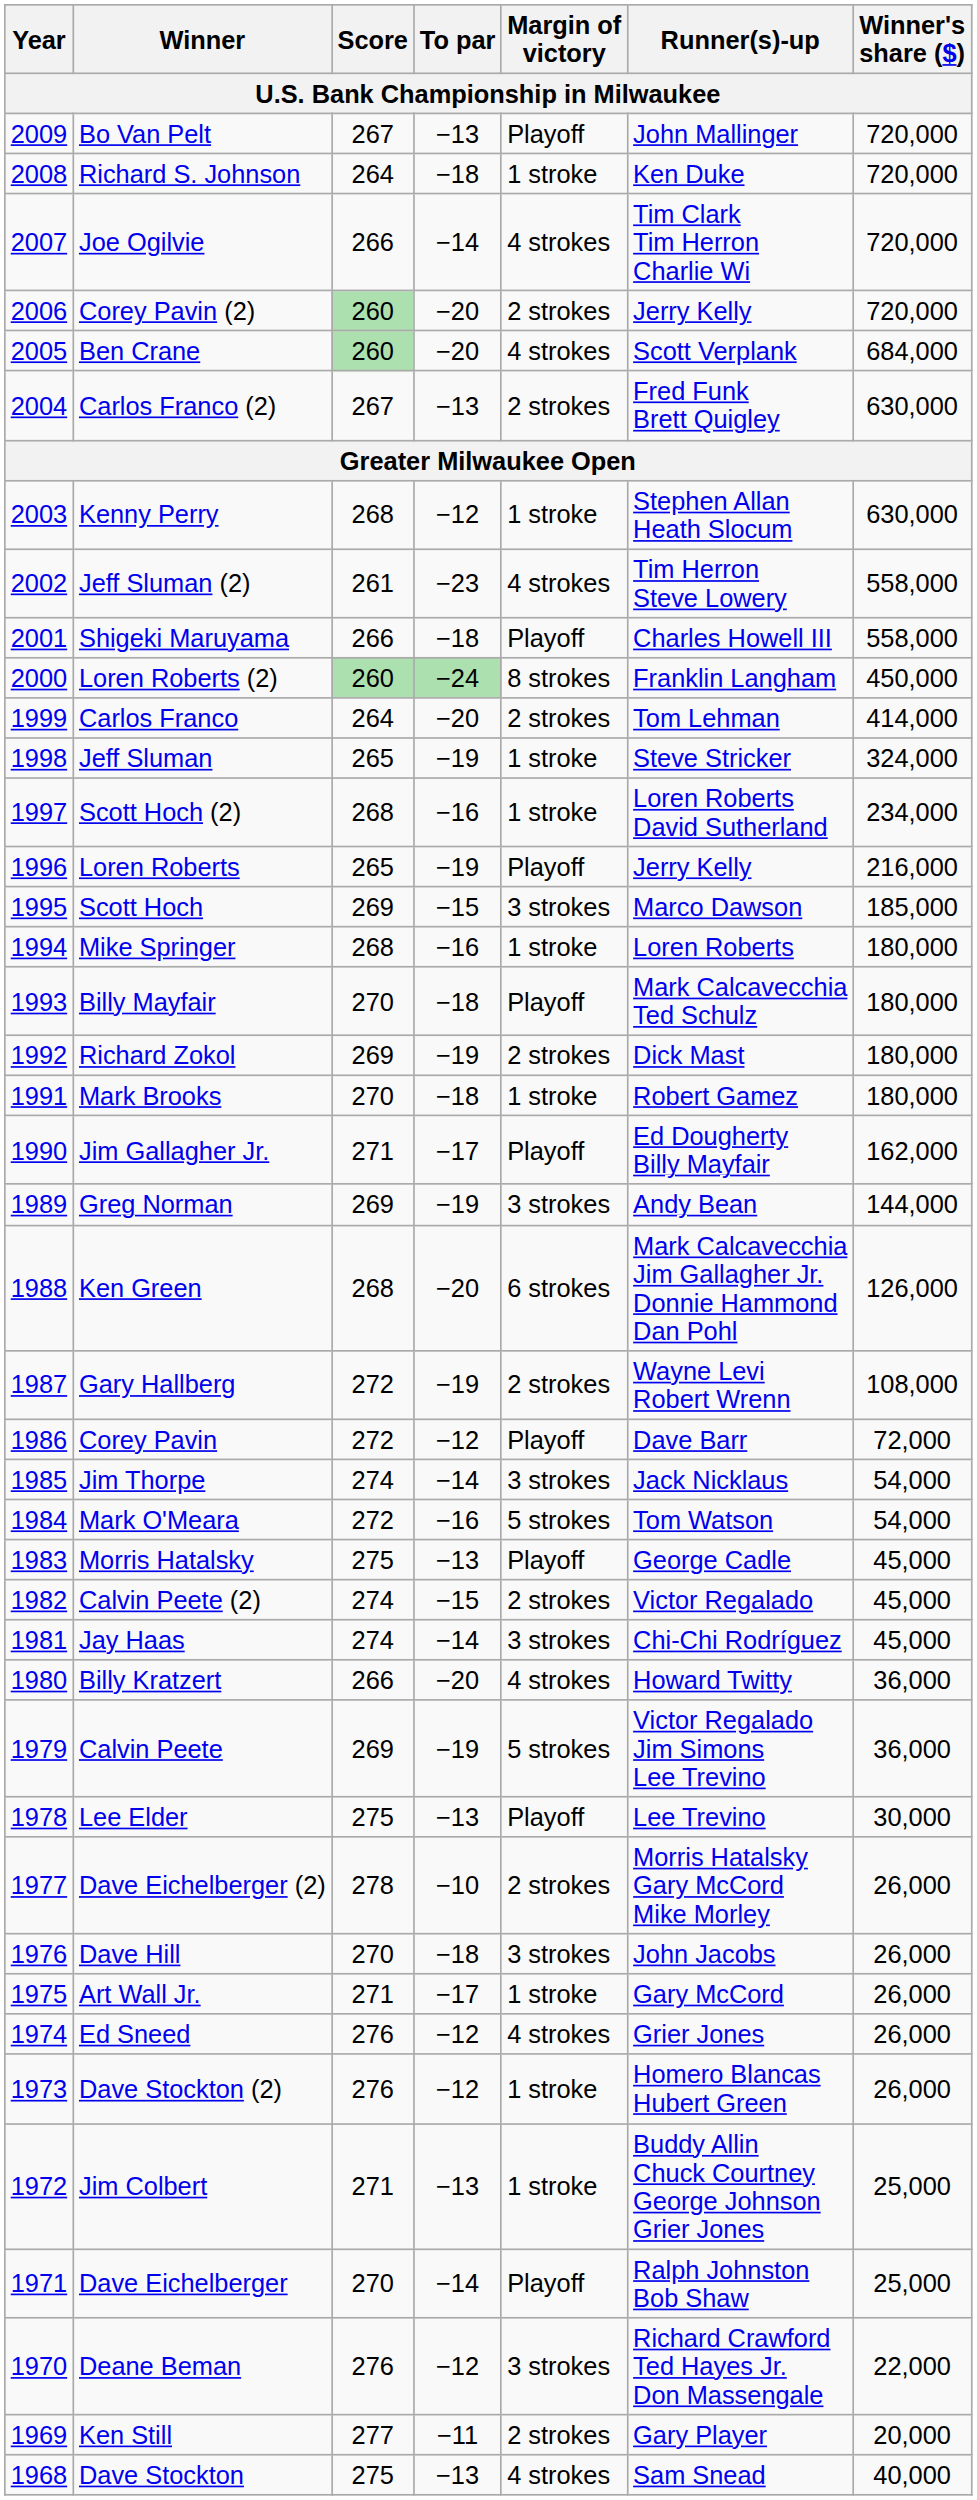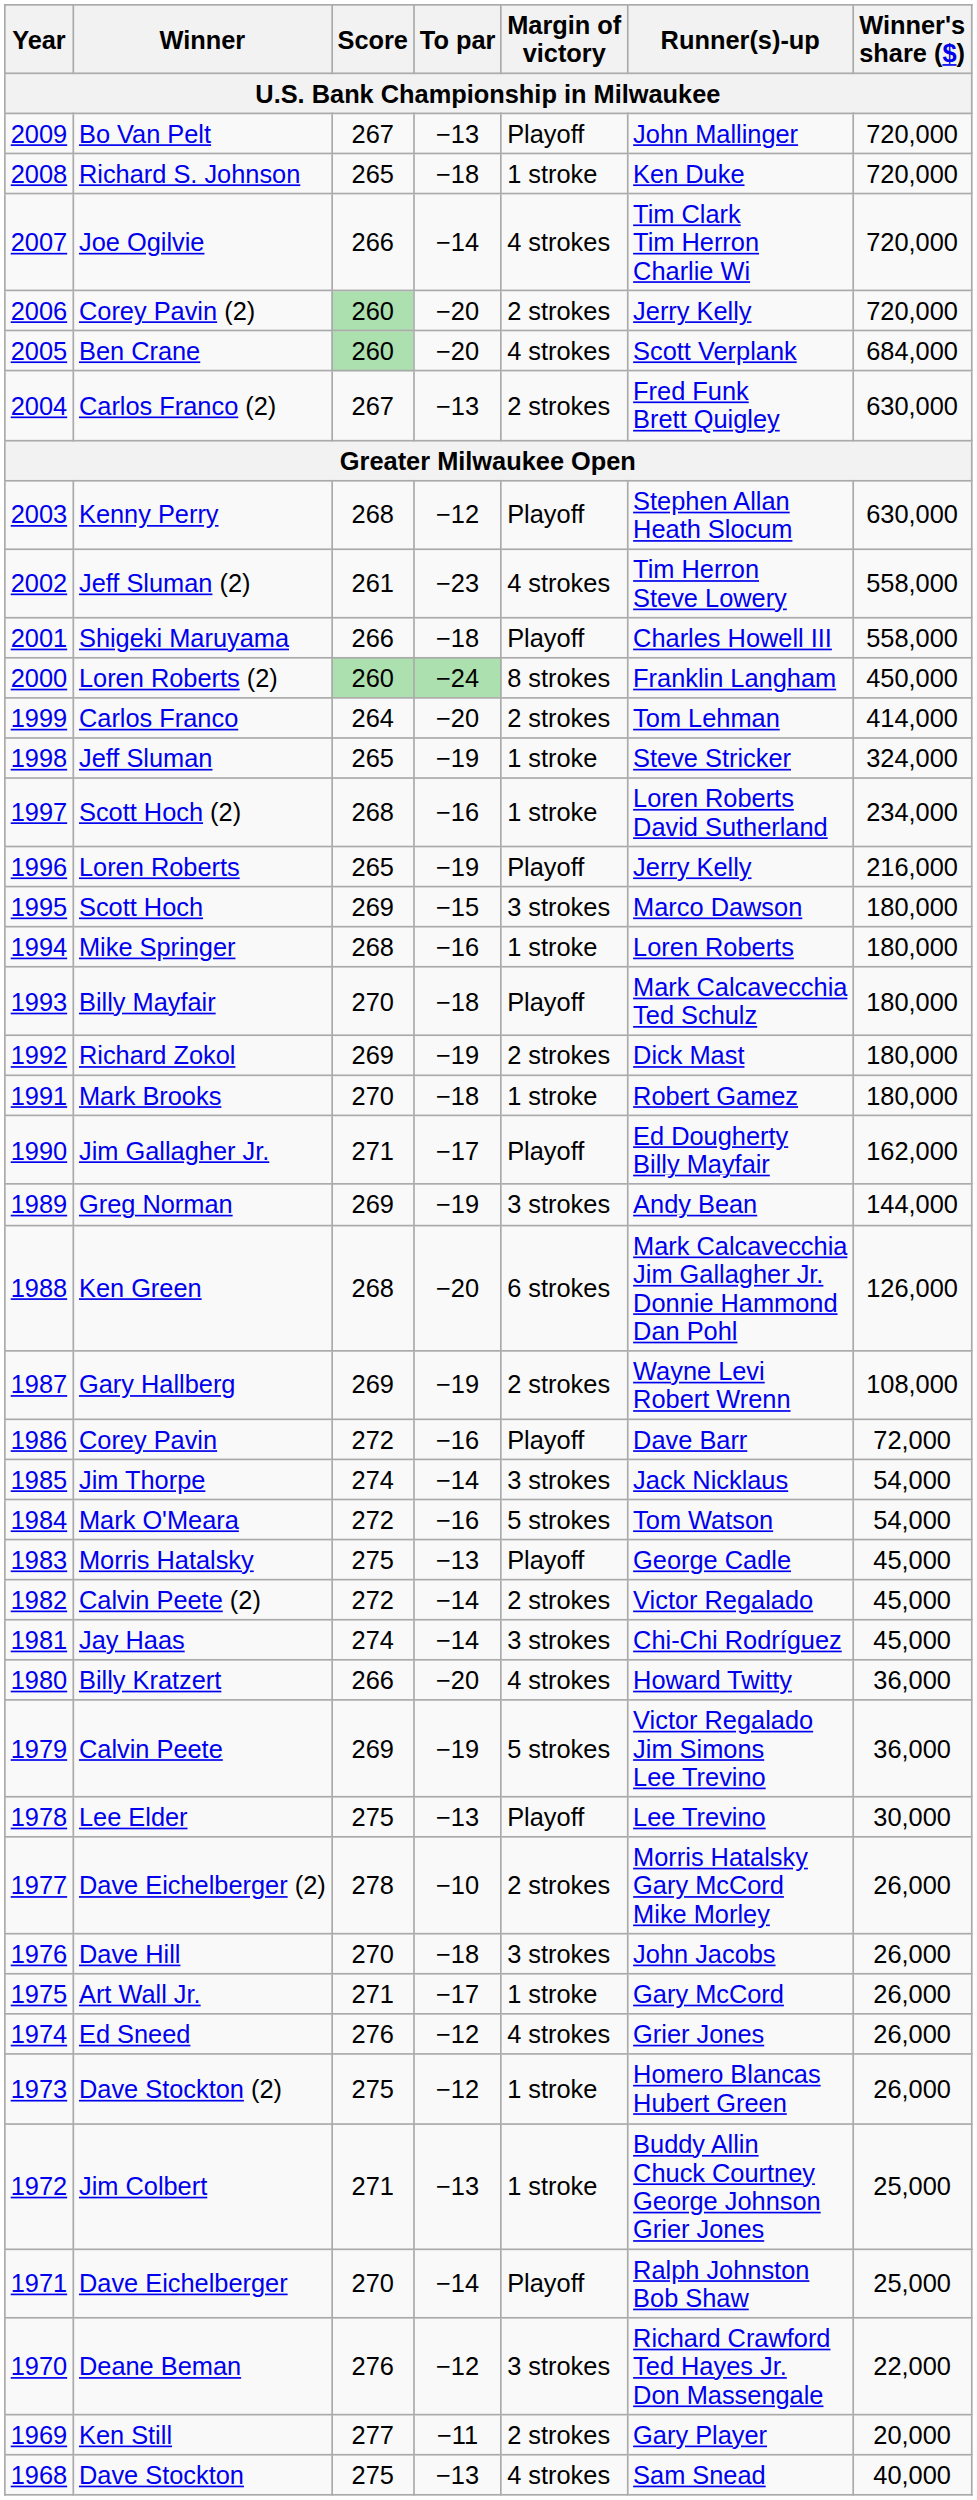(373, 174) 264 -> (373, 174) 265
(552, 515) 1 stroke -> (546, 515) Playoff
(912, 907) 185,000 -> (912, 907) 180,000
(373, 1385) 272 -> (373, 1385) 269
(458, 1439) −12 -> (458, 1439) −16
(373, 1600) 274 -> (373, 1600) 272
(458, 1600) −15 -> (458, 1600) −14
(373, 2089) 276 -> (373, 2089) 275
